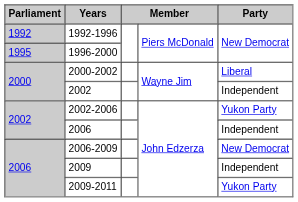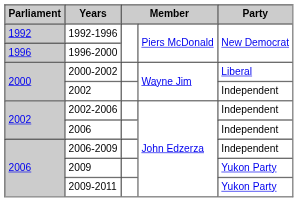(20, 52) 1995 -> (20, 52) 1996
(249, 110) Yukon Party -> (250, 110) Independent
(255, 148) New Democrat -> (250, 148) Independent
(250, 168) Independent -> (249, 168) Yukon Party
